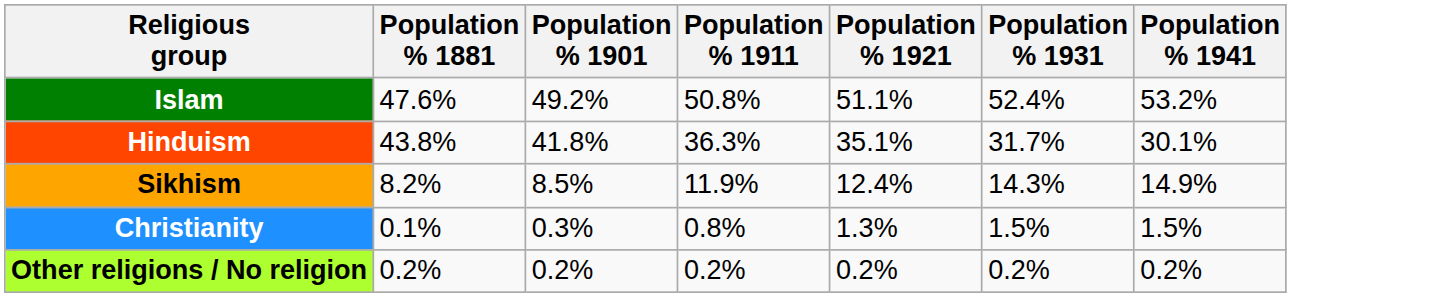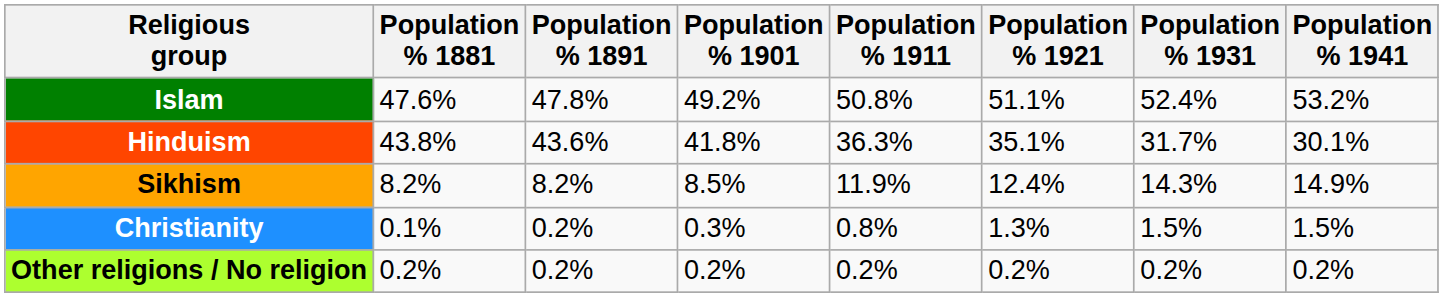+ column: (602, 41)
